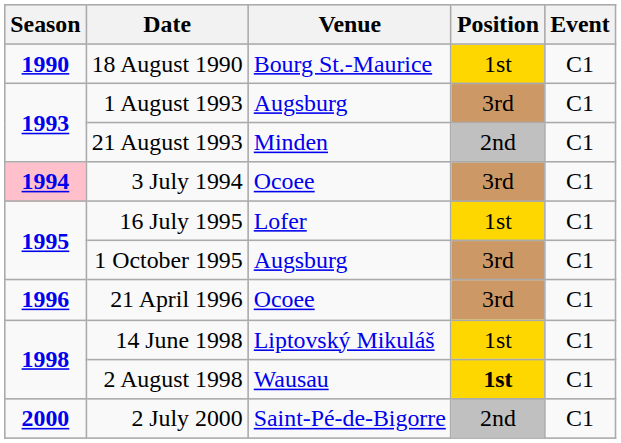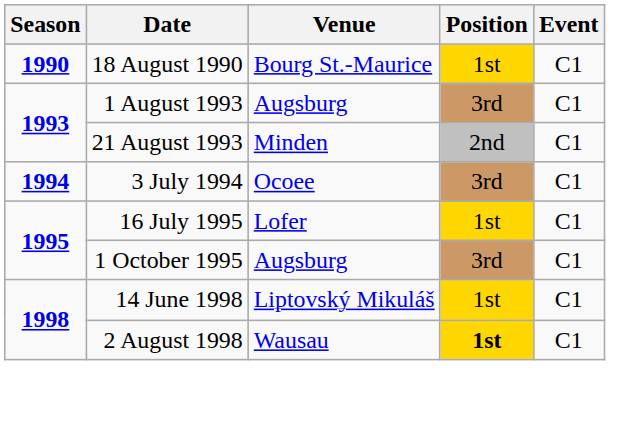(45, 181) pink background -> (45, 181) no background
- row: (176, 299)
- row: (187, 417)
